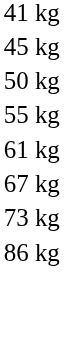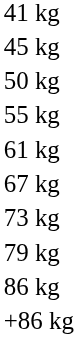+ row: (32, 252)
+ row: (39, 321)
